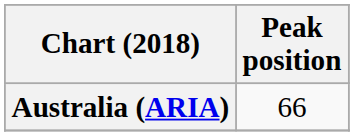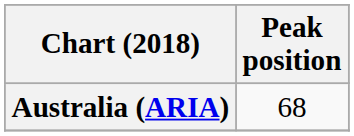(292, 106) 66 -> (292, 106) 68
